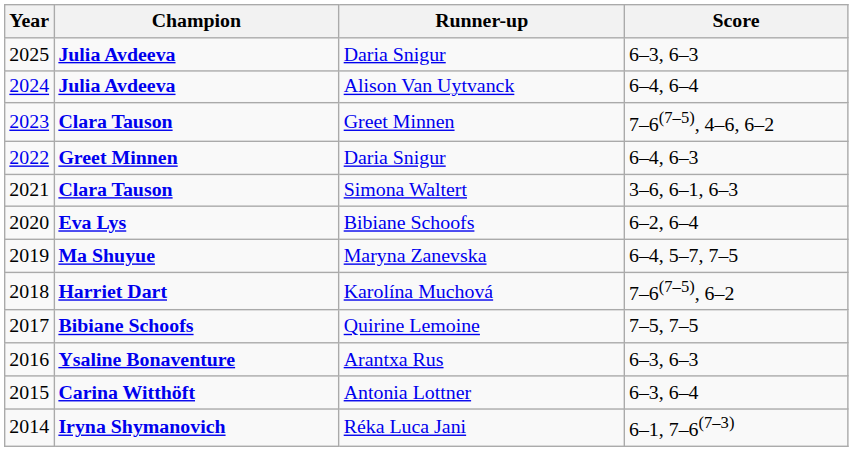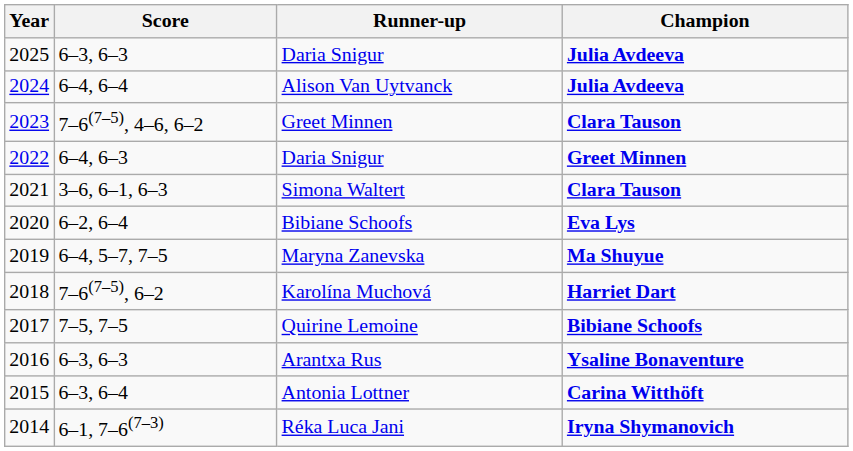columns swapped: (196, 21) <-> (736, 21)
